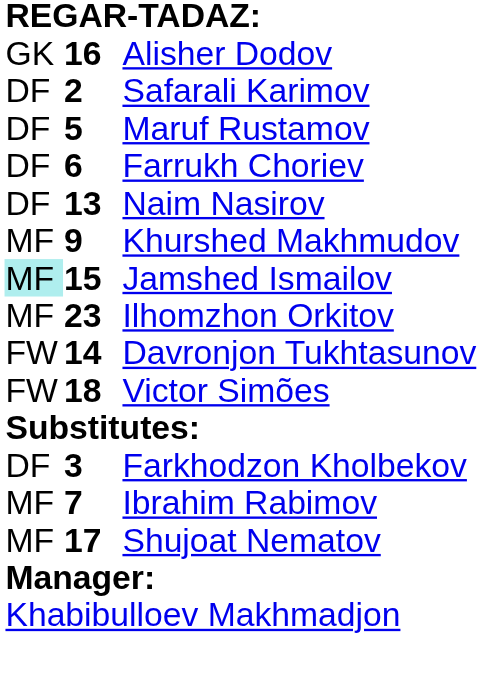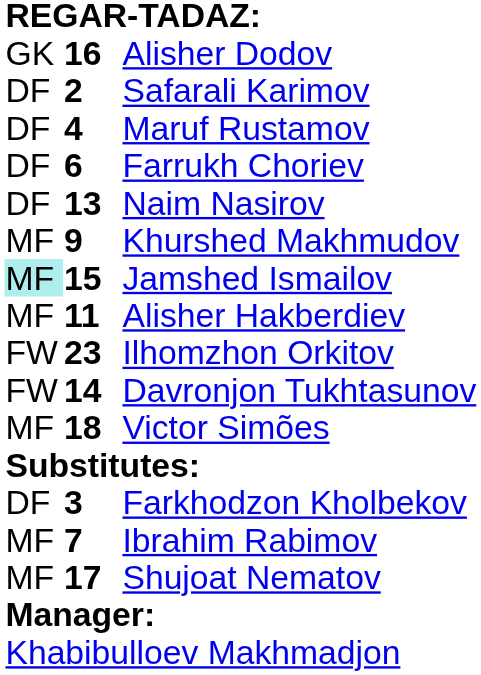(73, 128) 5 -> (73, 128) 4
+ row: (264, 315)
(30, 315) MF -> (32, 353) FW
(32, 390) FW -> (30, 428) MF
